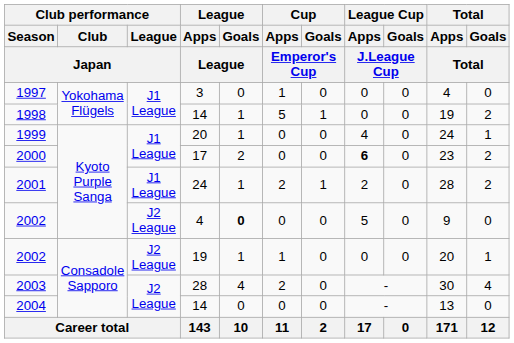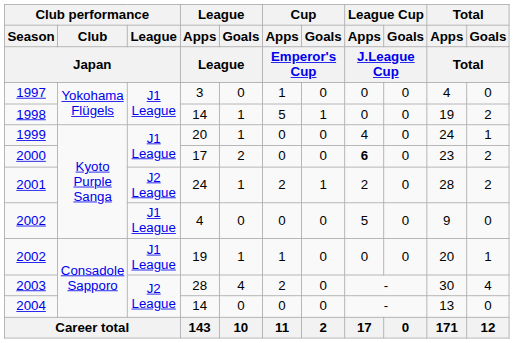(154, 184) J1 League -> (154, 184) J2 League
(154, 220) J2 League -> (154, 220) J1 League
(241, 220) bold -> (241, 220) normal
(154, 256) J2 League -> (154, 256) J1 League
